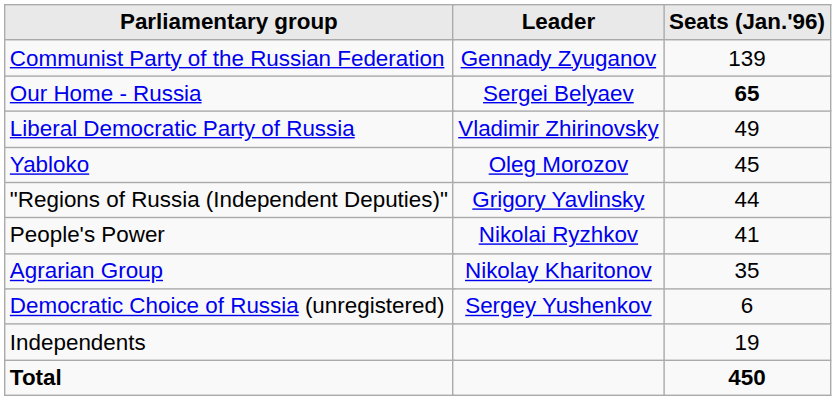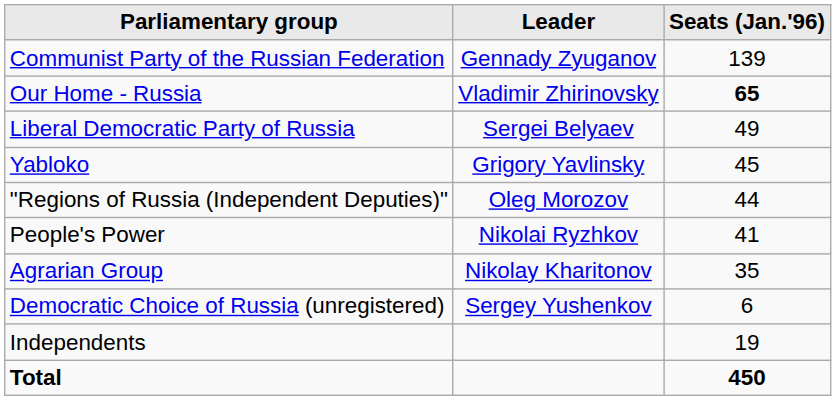(558, 93) Sergei Belyaev -> (558, 93) Vladimir Zhirinovsky
(558, 128) Vladimir Zhirinovsky -> (558, 128) Sergei Belyaev
(558, 164) Oleg Morozov -> (558, 164) Grigory Yavlinsky
(558, 199) Grigory Yavlinsky -> (558, 199) Oleg Morozov
